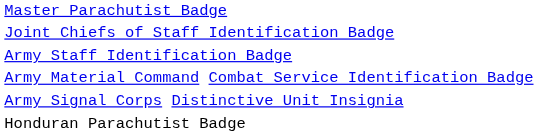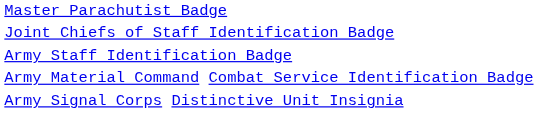- row: (125, 124)
